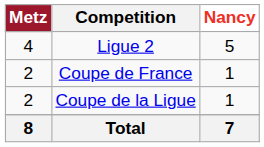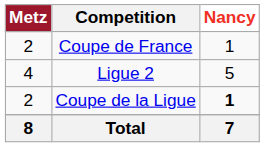rows swapped: (126, 45) <-> (126, 73)
(230, 100) normal -> (230, 100) bold
